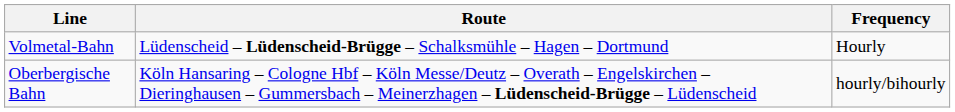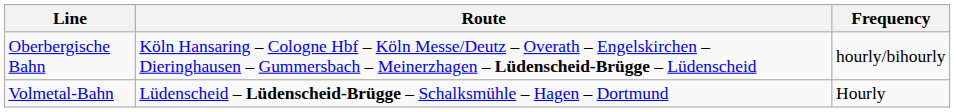rows swapped: (61, 45) <-> (59, 83)
